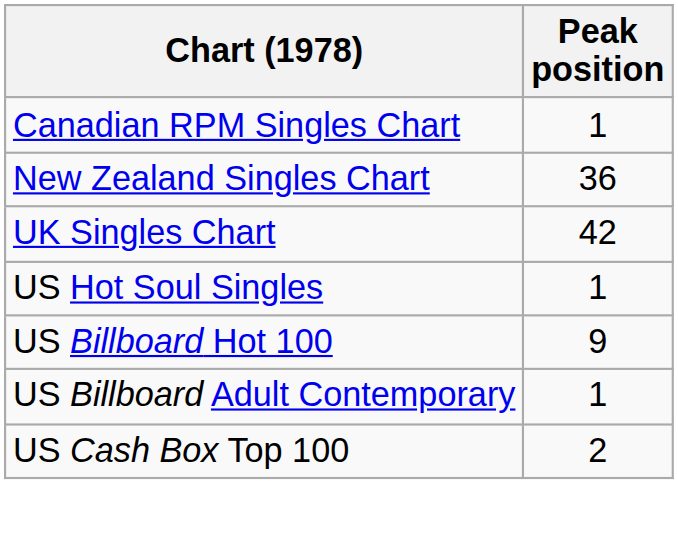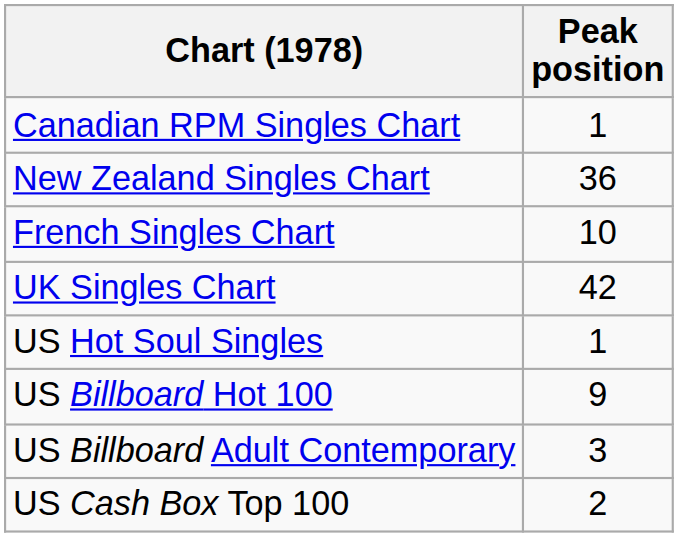+ row: (174, 233)
(598, 395) 1 -> (598, 450) 3
